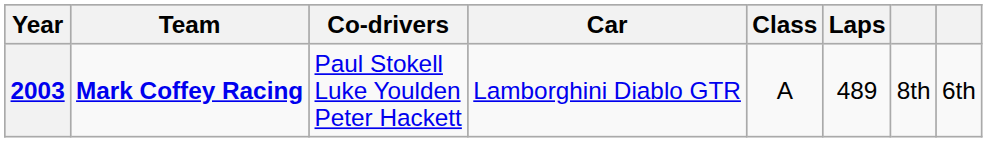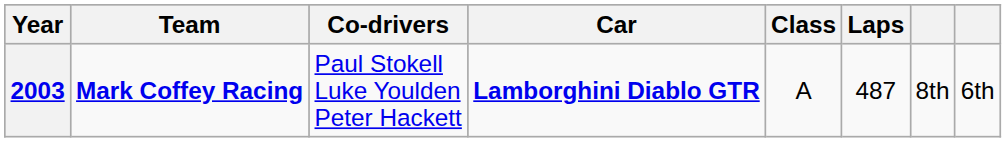(607, 90) normal -> (616, 90) bold
(857, 90) 489 -> (876, 90) 487
